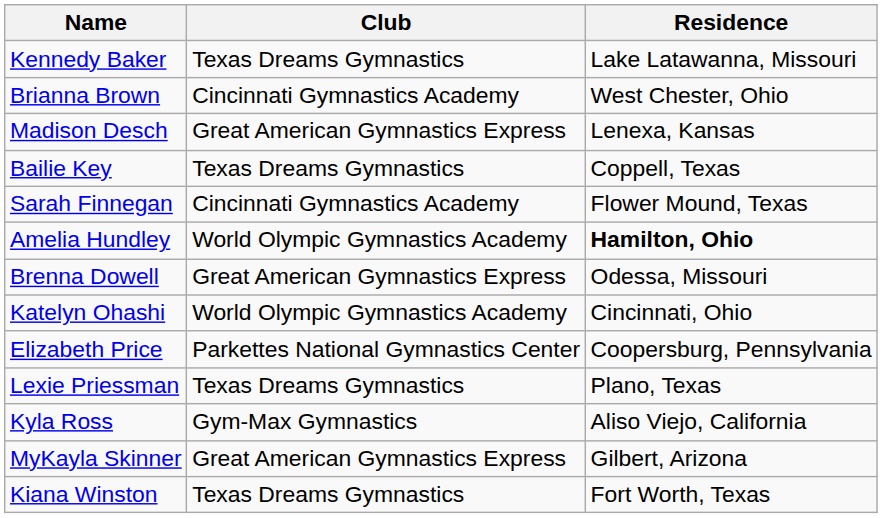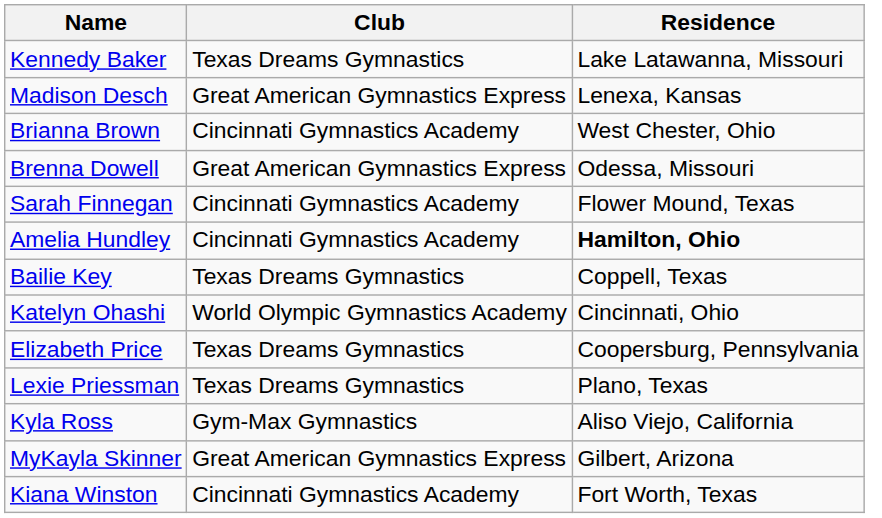rows swapped: (85, 95) <-> (89, 131)
rows swapped: (84, 276) <-> (61, 167)
(380, 240) World Olympic Gymnastics Academy -> (356, 240) Cincinnati Gymnastics Academy
(386, 349) Parkettes National Gymnastics Center -> (328, 349) Texas Dreams Gymnastics
(328, 494) Texas Dreams Gymnastics -> (356, 494) Cincinnati Gymnastics Academy
